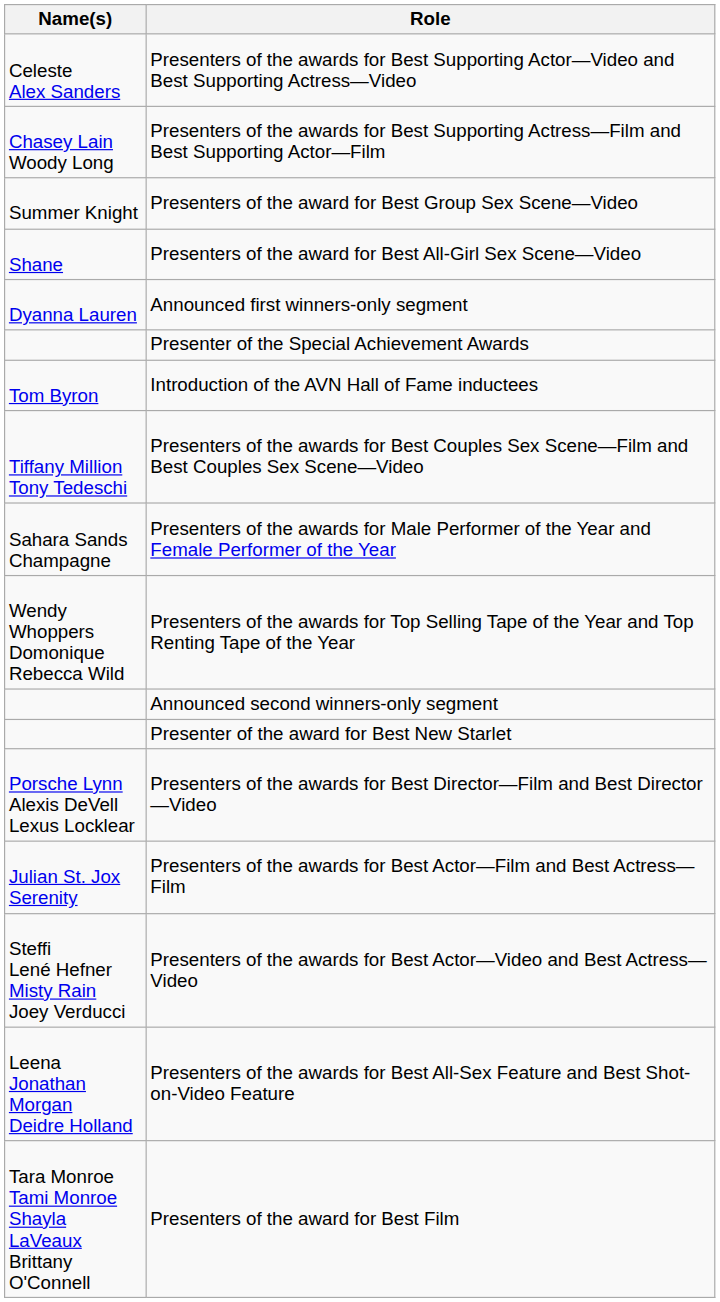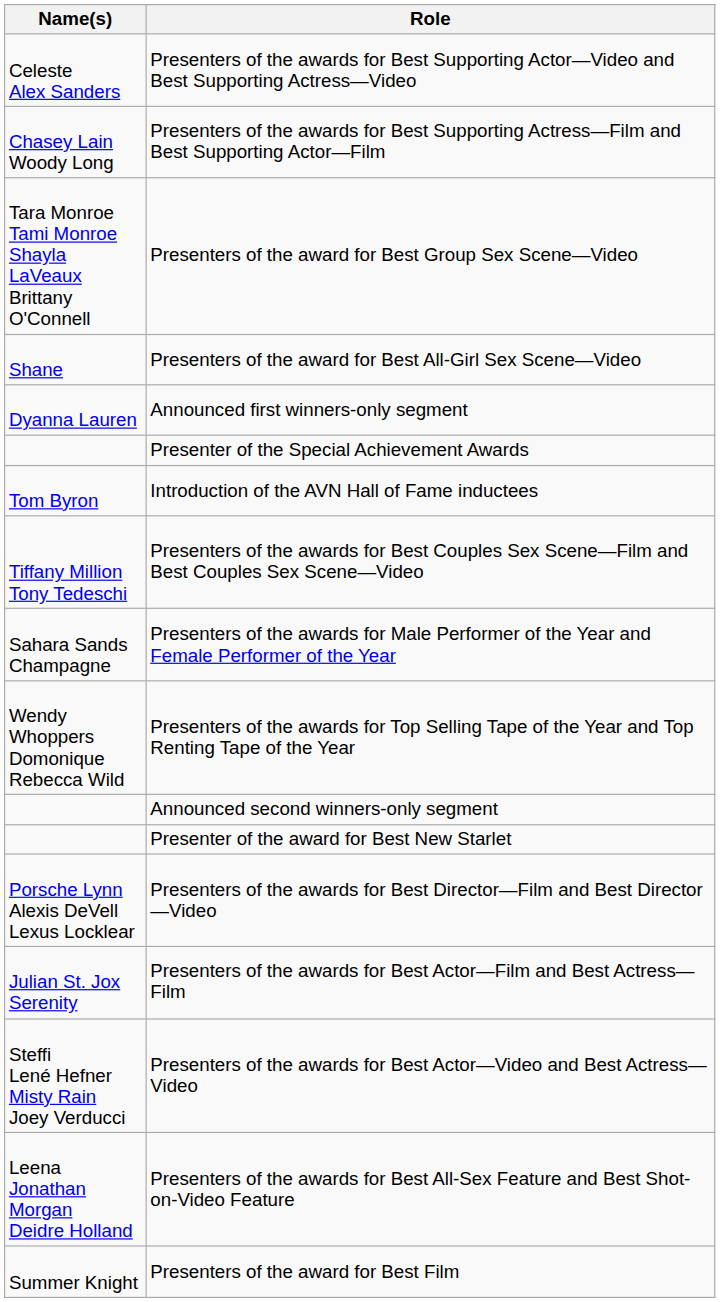(73, 213) Summer Knight -> (63, 266) Tara Monroe Tami Monroe Shayla LaVeaux Brittany O'Connell
(63, 1229) Tara Monroe Tami Monroe Shayla LaVeaux Brittany O'Connell -> (73, 1282) Summer Knight
